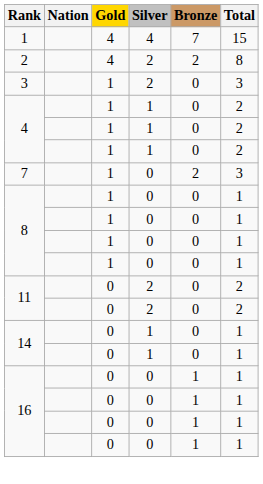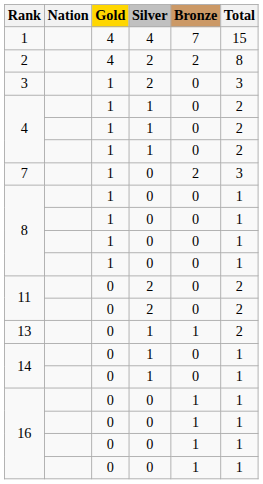+ row: (24, 331)
